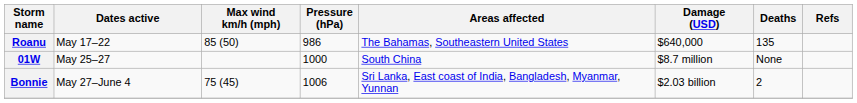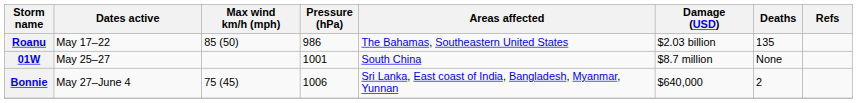(680, 42) $640,000 -> (686, 42) $2.03 billion
(315, 59) 1000 -> (315, 59) 1001
(686, 83) $2.03 billion -> (680, 83) $640,000
